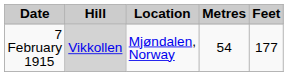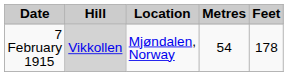(266, 47) 177 -> (266, 47) 178
